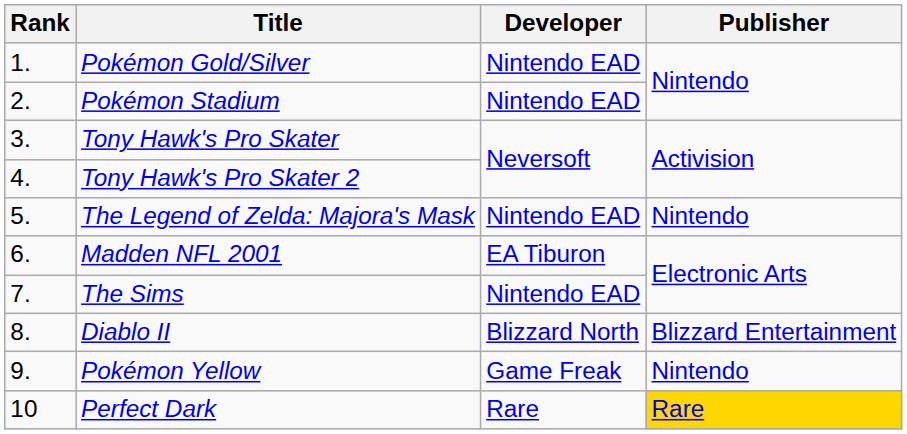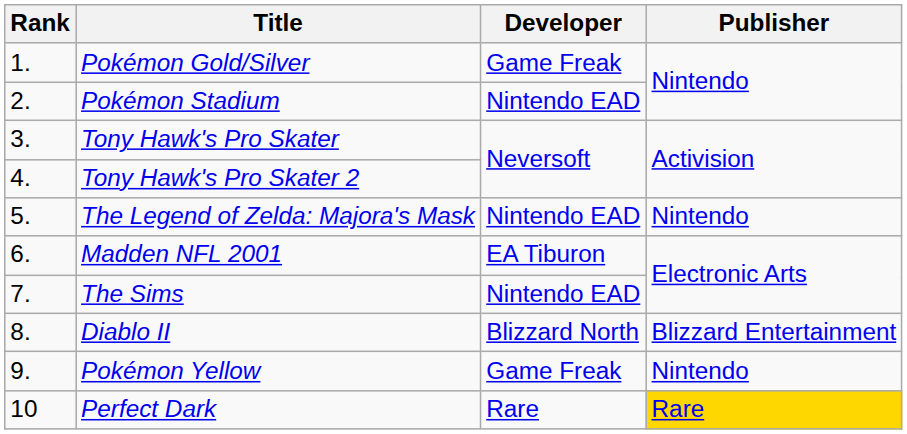(563, 62) Nintendo EAD -> (554, 62) Game Freak
